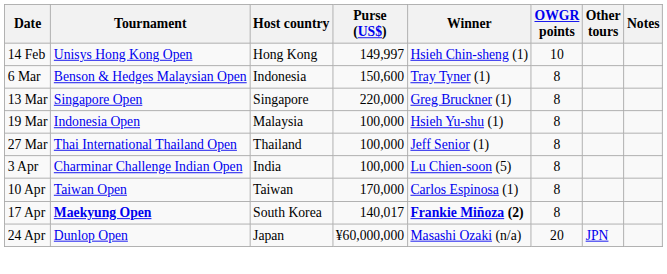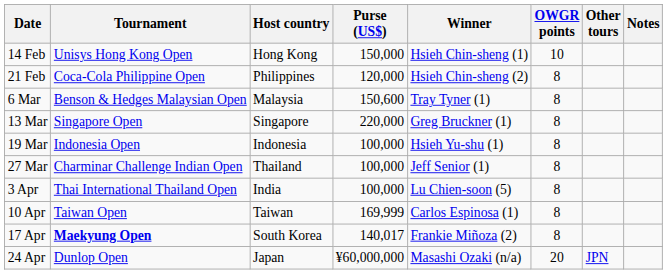(382, 54) 149,997 -> (382, 54) 150,000
+ row: (26, 77)
(280, 77) Indonesia -> (278, 99) Malaysia
(278, 122) Malaysia -> (280, 144) Indonesia
(145, 144) Thai International Thailand Open -> (148, 167) Charminar Challenge Indian Open
(148, 167) Charminar Challenge Indian Open -> (145, 190) Thai International Thailand Open
(382, 190) 170,000 -> (382, 212) 169,999
(467, 212) bold -> (464, 235) normal
